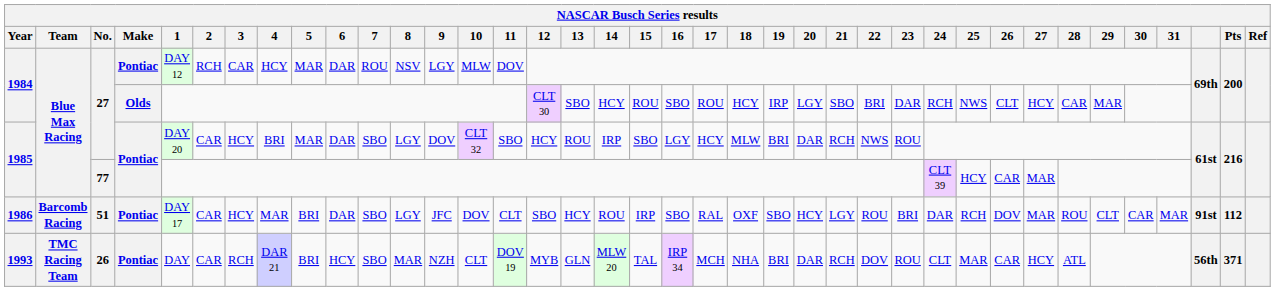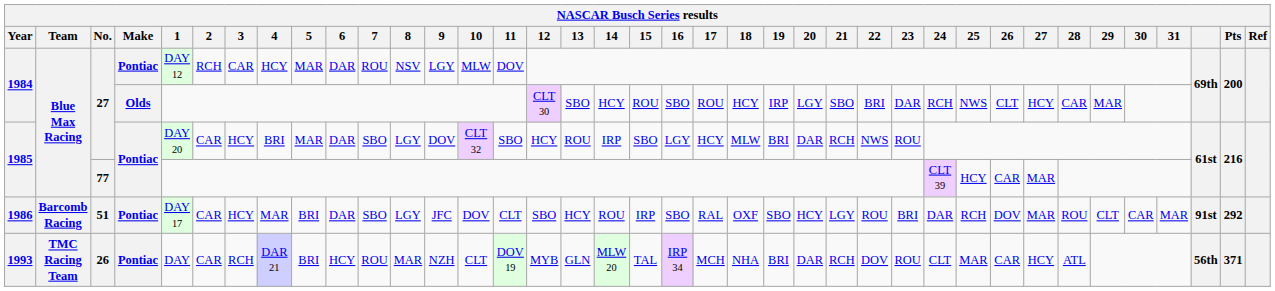(1233, 215) 112 -> (1233, 215) 292
(375, 260) SBO -> (375, 260) ROU
